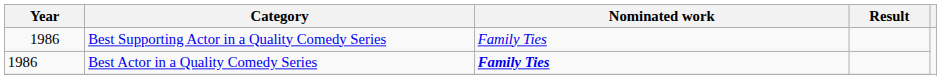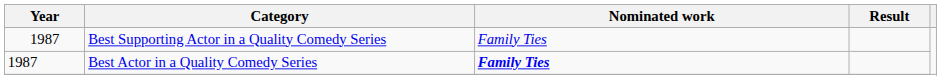(45, 39) 1986 -> (45, 39) 1987
(23, 62) 1986 -> (23, 62) 1987
